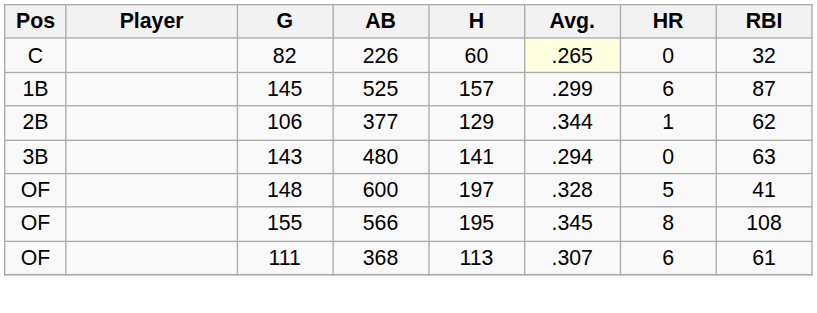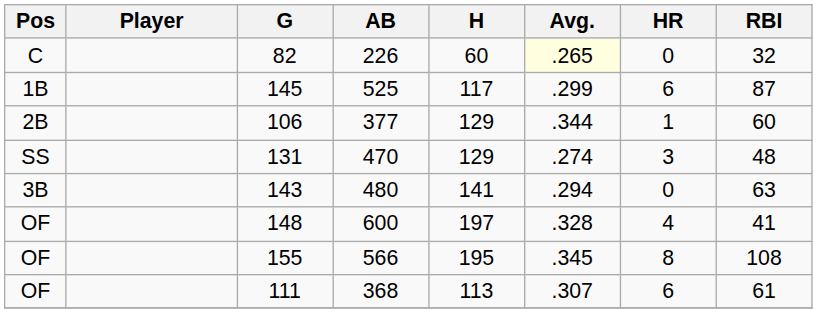(476, 88) 157 -> (476, 88) 117
(764, 122) 62 -> (764, 122) 60
+ row: (285, 156)
(668, 190) 5 -> (668, 223) 4
